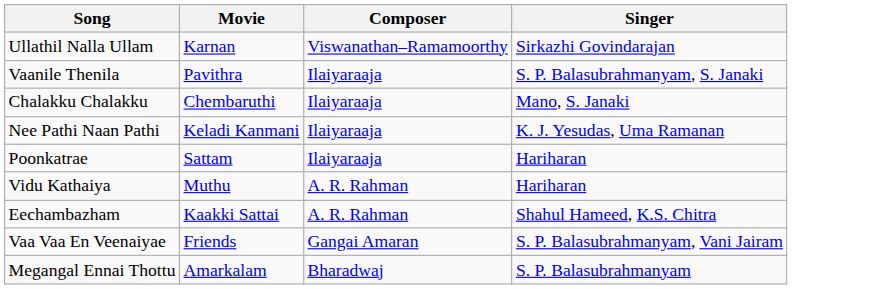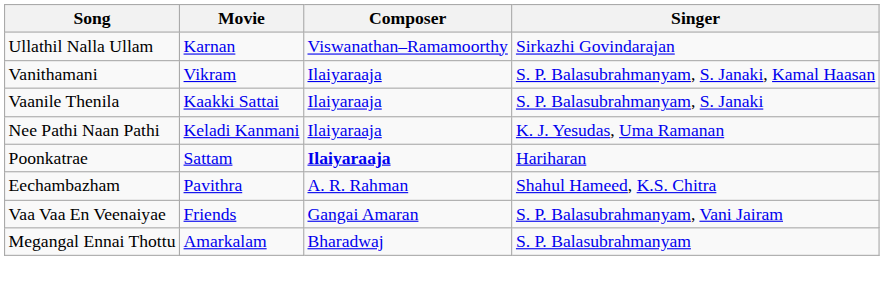+ row: (53, 74)
(213, 74) Pavithra -> (231, 102) Kaakki Sattai
- row: (78, 102)
(345, 158) normal -> (349, 158) bold
- row: (60, 185)
(231, 213) Kaakki Sattai -> (213, 185) Pavithra
